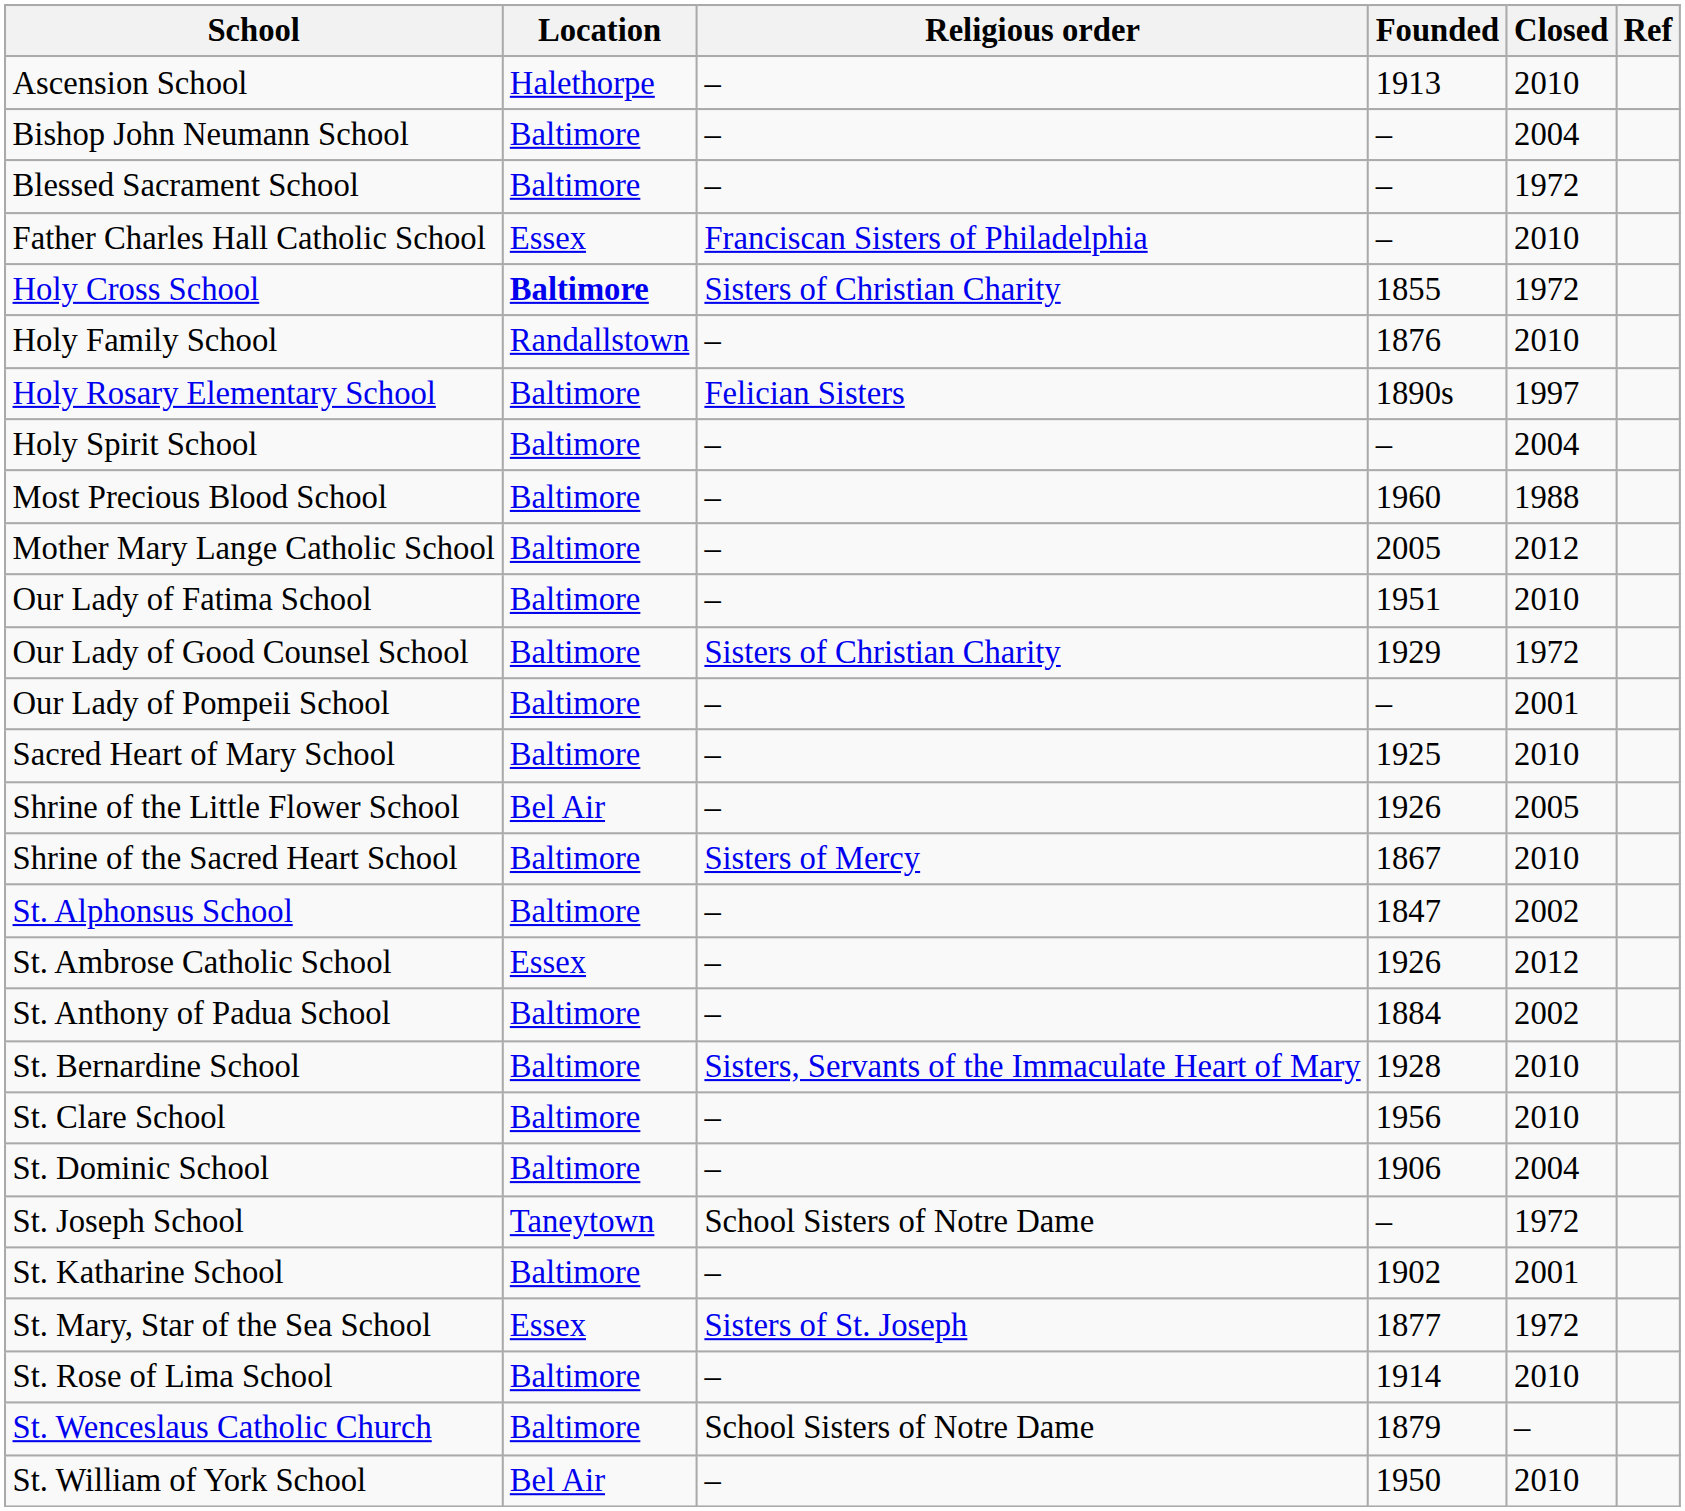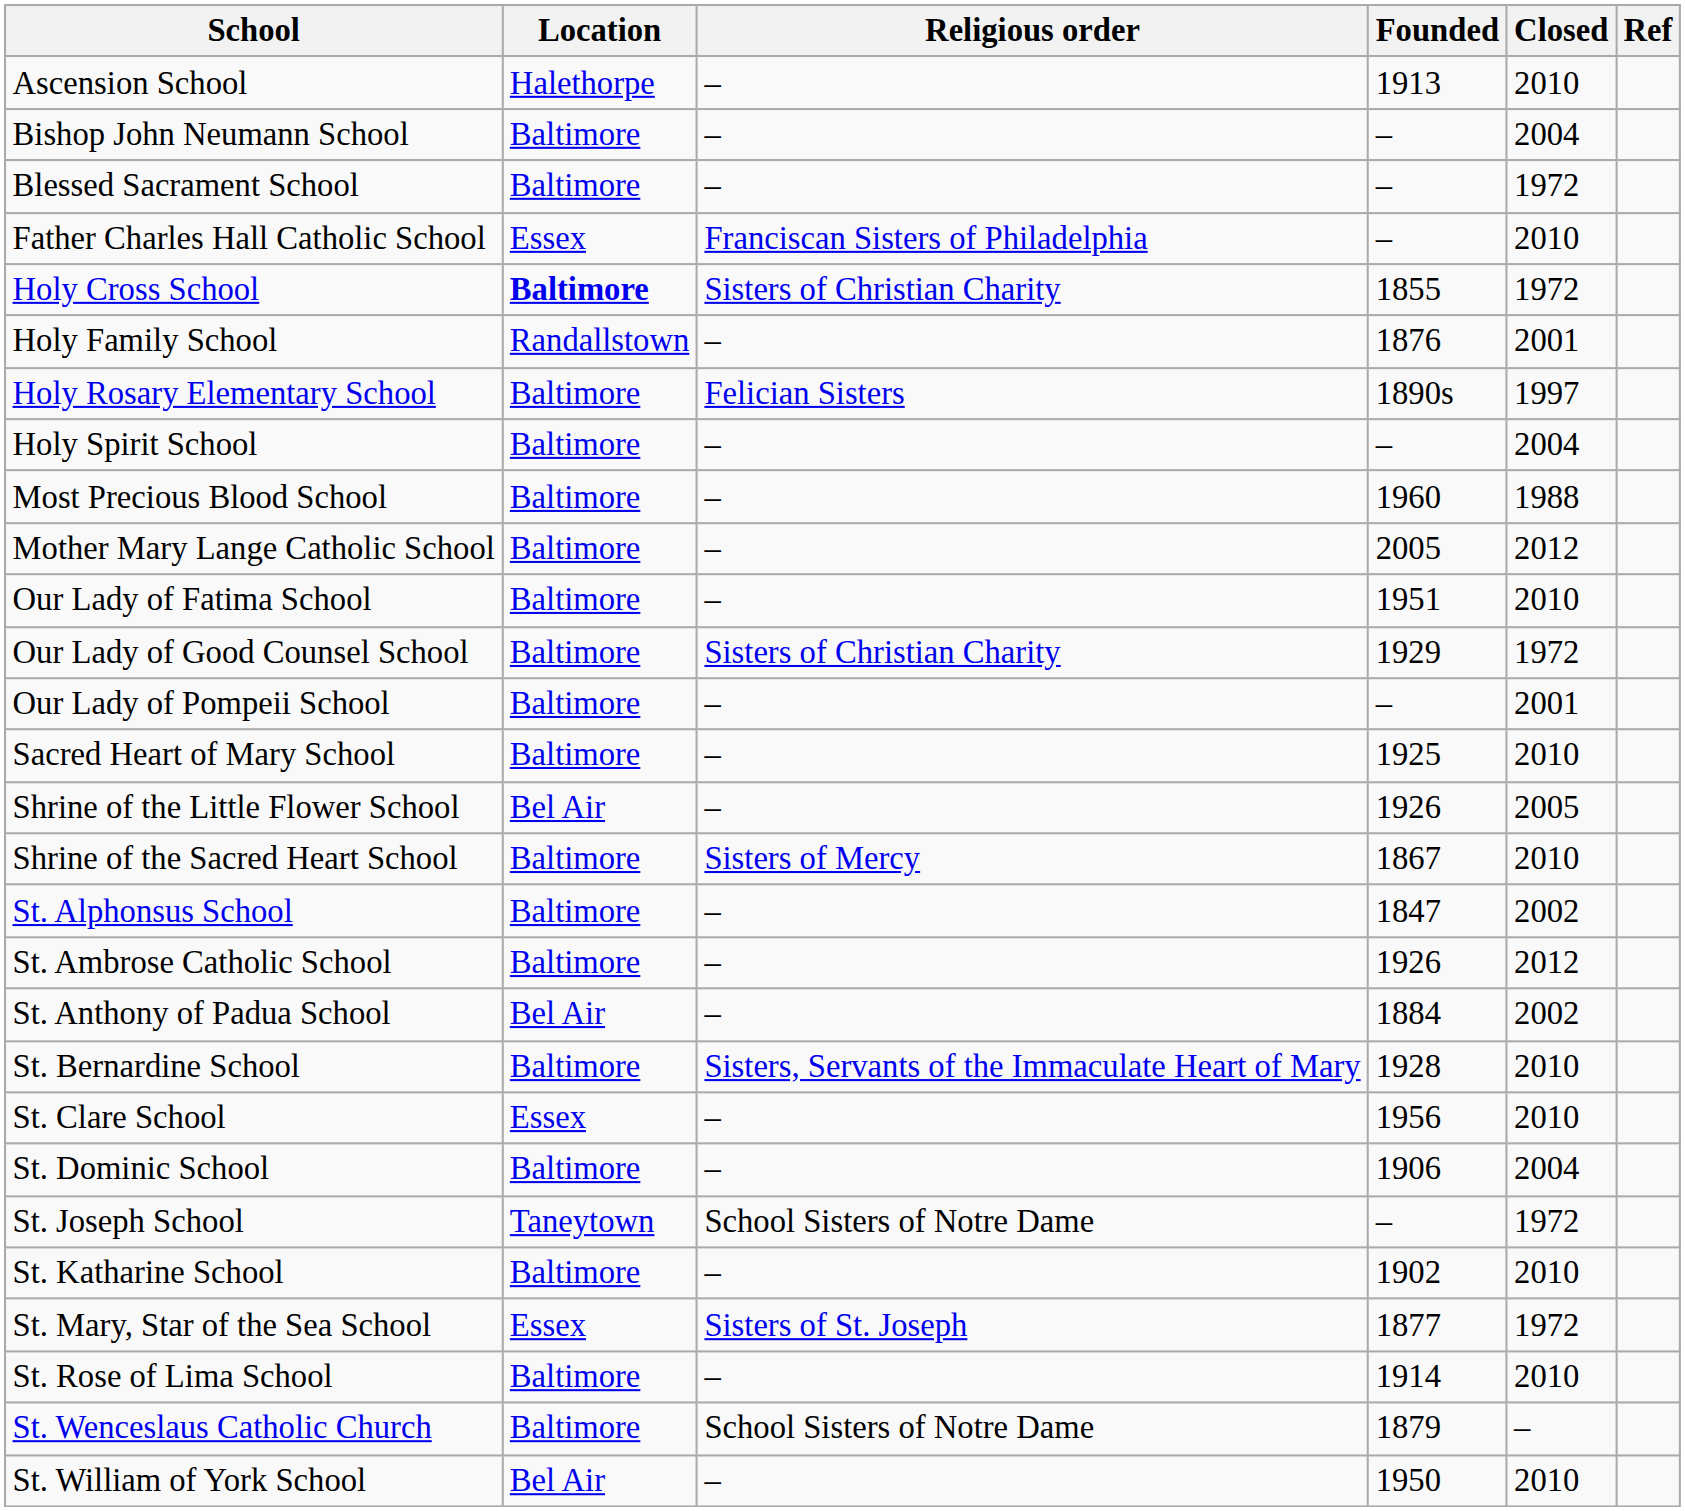(1547, 340) 2010 -> (1547, 340) 2001
(548, 962) Essex -> (575, 962) Baltimore
(575, 1013) Baltimore -> (557, 1013) Bel Air
(575, 1117) Baltimore -> (548, 1117) Essex
(1547, 1272) 2001 -> (1547, 1272) 2010
